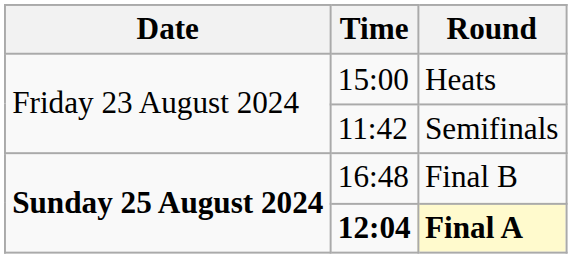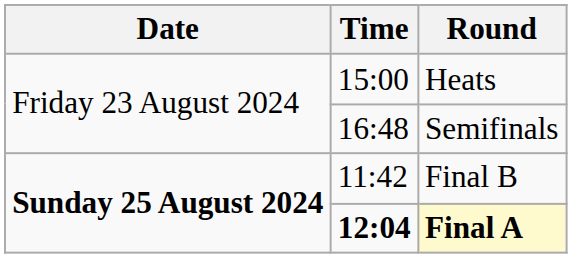(373, 128) 11:42 -> (373, 128) 16:48
(373, 177) 16:48 -> (373, 177) 11:42
